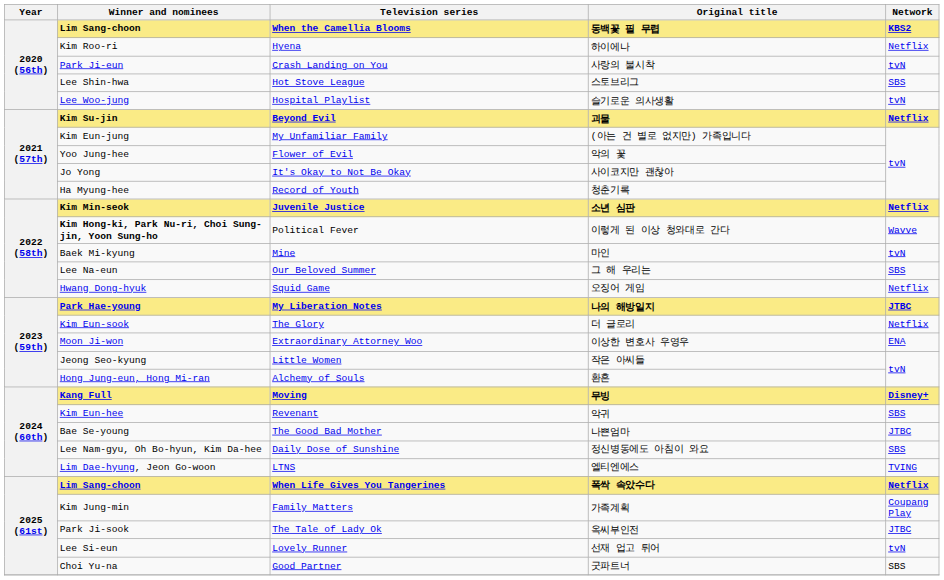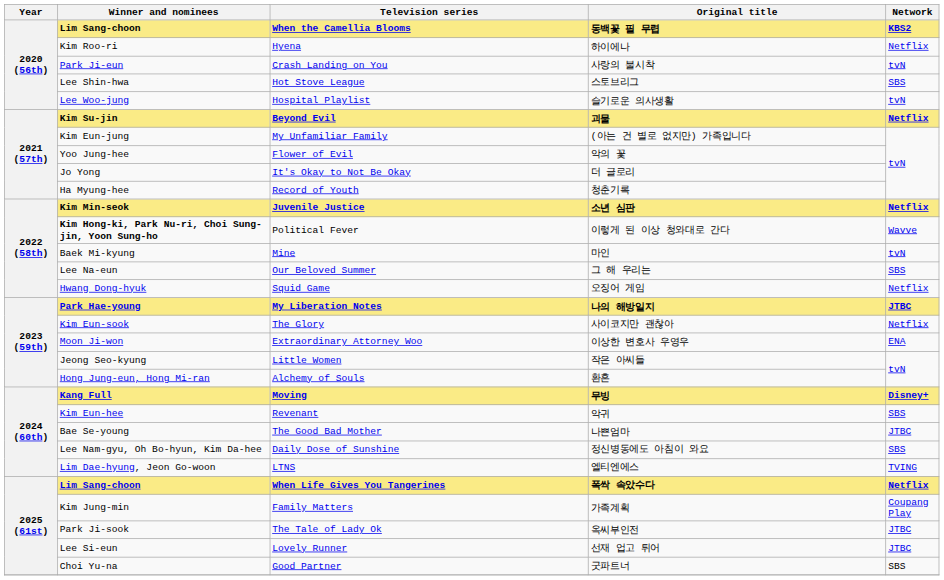(632, 173) 사이코지만 괜찮아 -> (613, 173) 더 글로리
(613, 325) 더 글로리 -> (632, 325) 사이코지만 괜찮아
(897, 548) tvN -> (900, 548) JTBC
